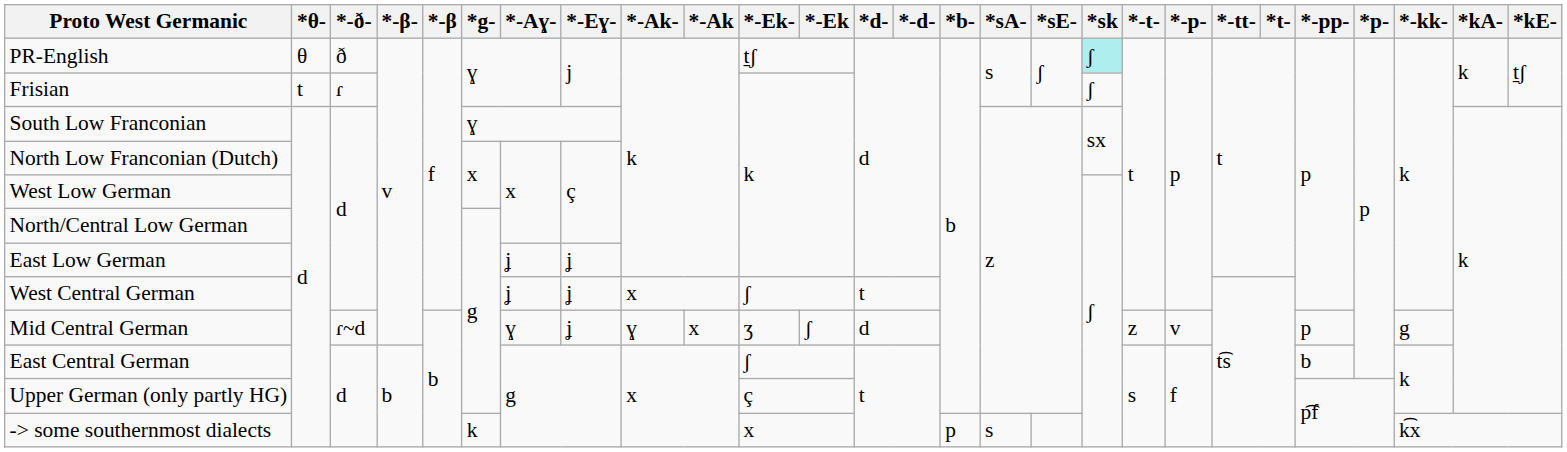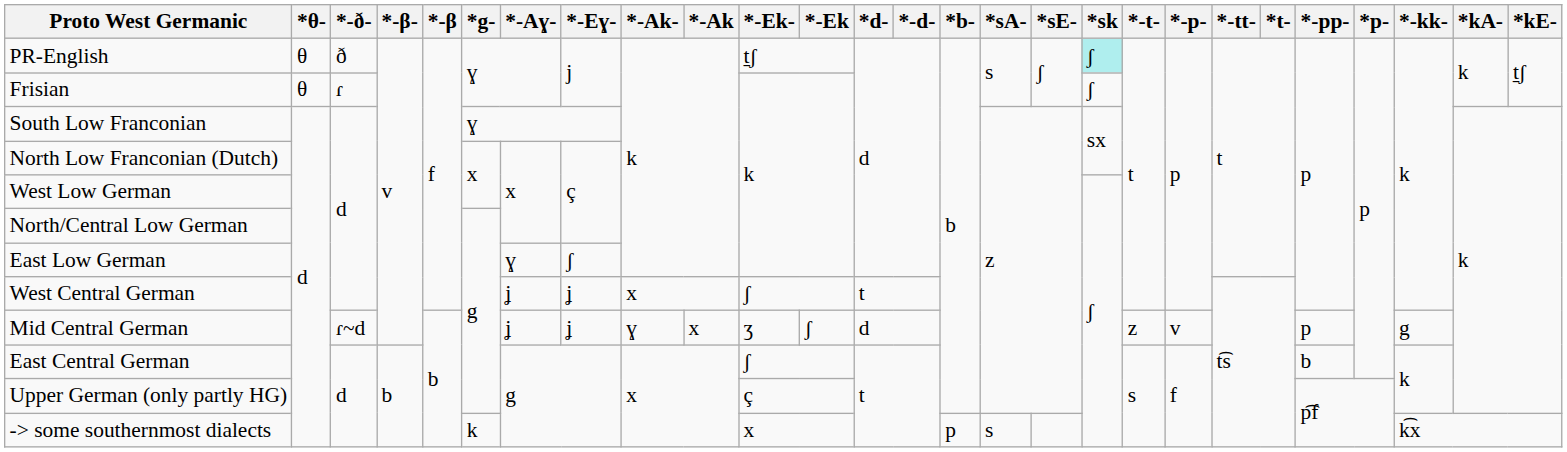(300, 89) t -> (302, 89) θ
(508, 259) ʝ -> (511, 259) ɣ
(569, 259) ʝ -> (570, 259) ʃ
(511, 327) ɣ -> (508, 327) ʝ
